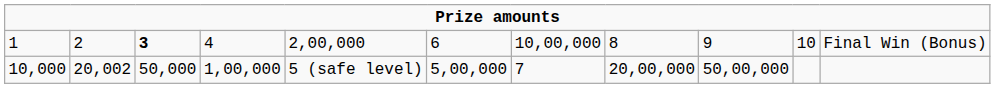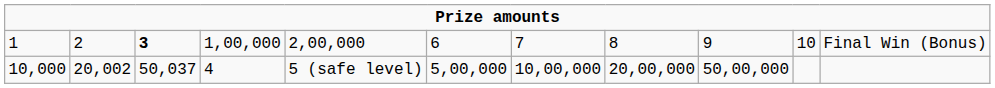(209, 44) 4 -> (242, 44) 1,00,000
(558, 44) 10,00,000 -> (520, 44) 7
(168, 70) 50,000 -> (168, 70) 50,037
(242, 70) 1,00,000 -> (209, 70) 4
(520, 70) 7 -> (558, 70) 10,00,000
